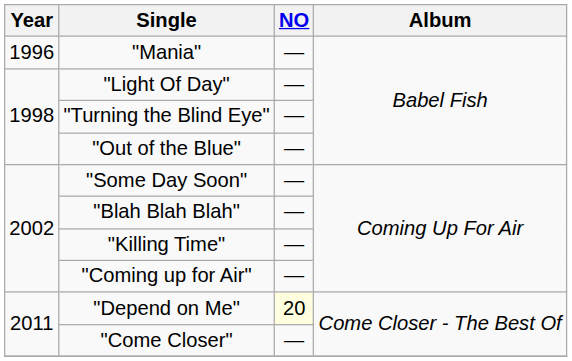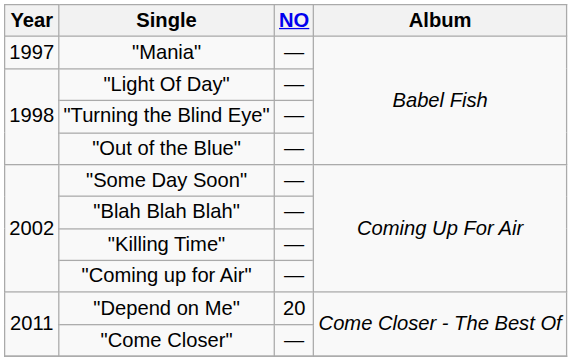(32, 52) 1996 -> (32, 52) 1997
(294, 308) lightyellow background -> (294, 308) no background
